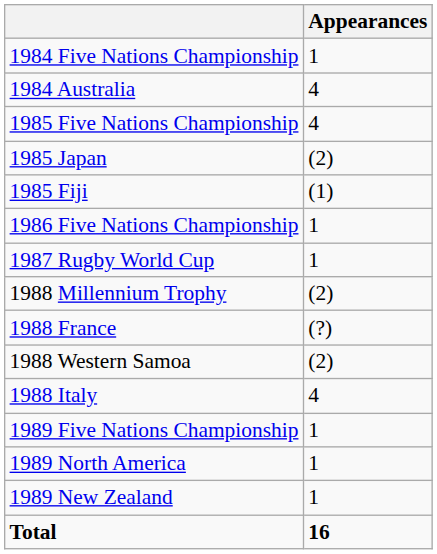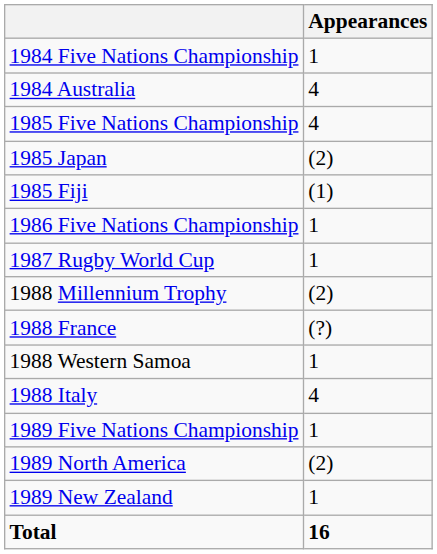(321, 361) (2) -> (314, 361) 1
(314, 463) 1 -> (321, 463) (2)
